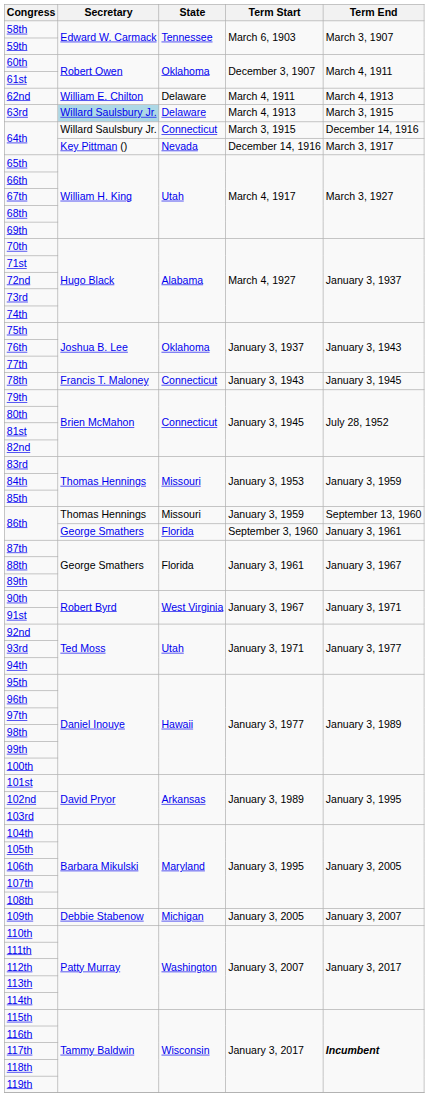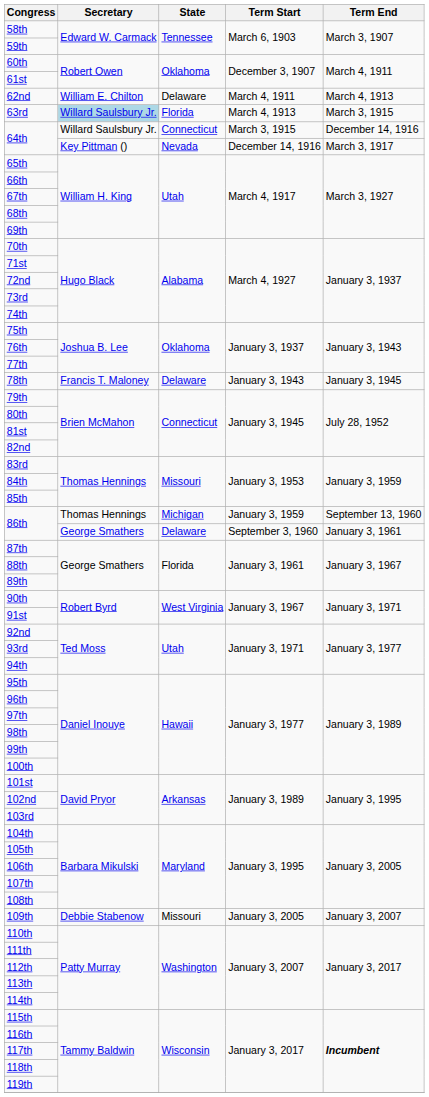(192, 113) Delaware -> (192, 113) Florida
(189, 381) Connecticut -> (192, 381) Delaware
(192, 515) Missouri -> (192, 515) Michigan
(192, 532) Florida -> (192, 532) Delaware
(192, 917) Michigan -> (192, 917) Missouri
